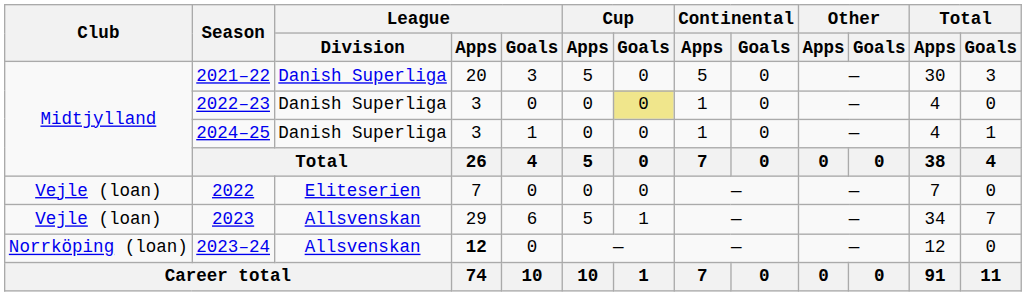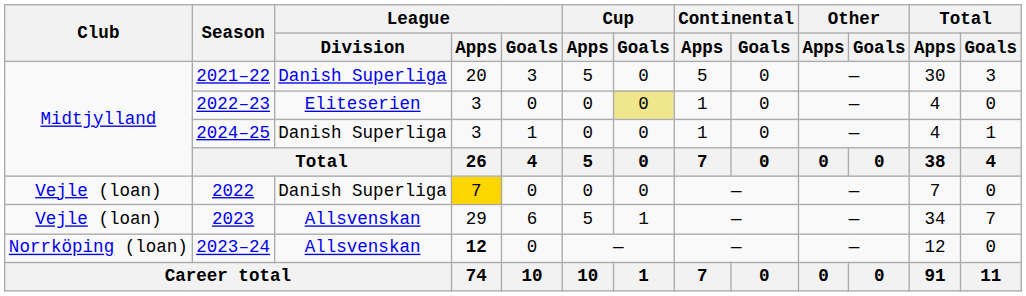(363, 105) Danish Superliga -> (363, 105) Eliteserien
(363, 191) Eliteserien -> (363, 191) Danish Superliga
(476, 191) no background -> (476, 191) gold background
